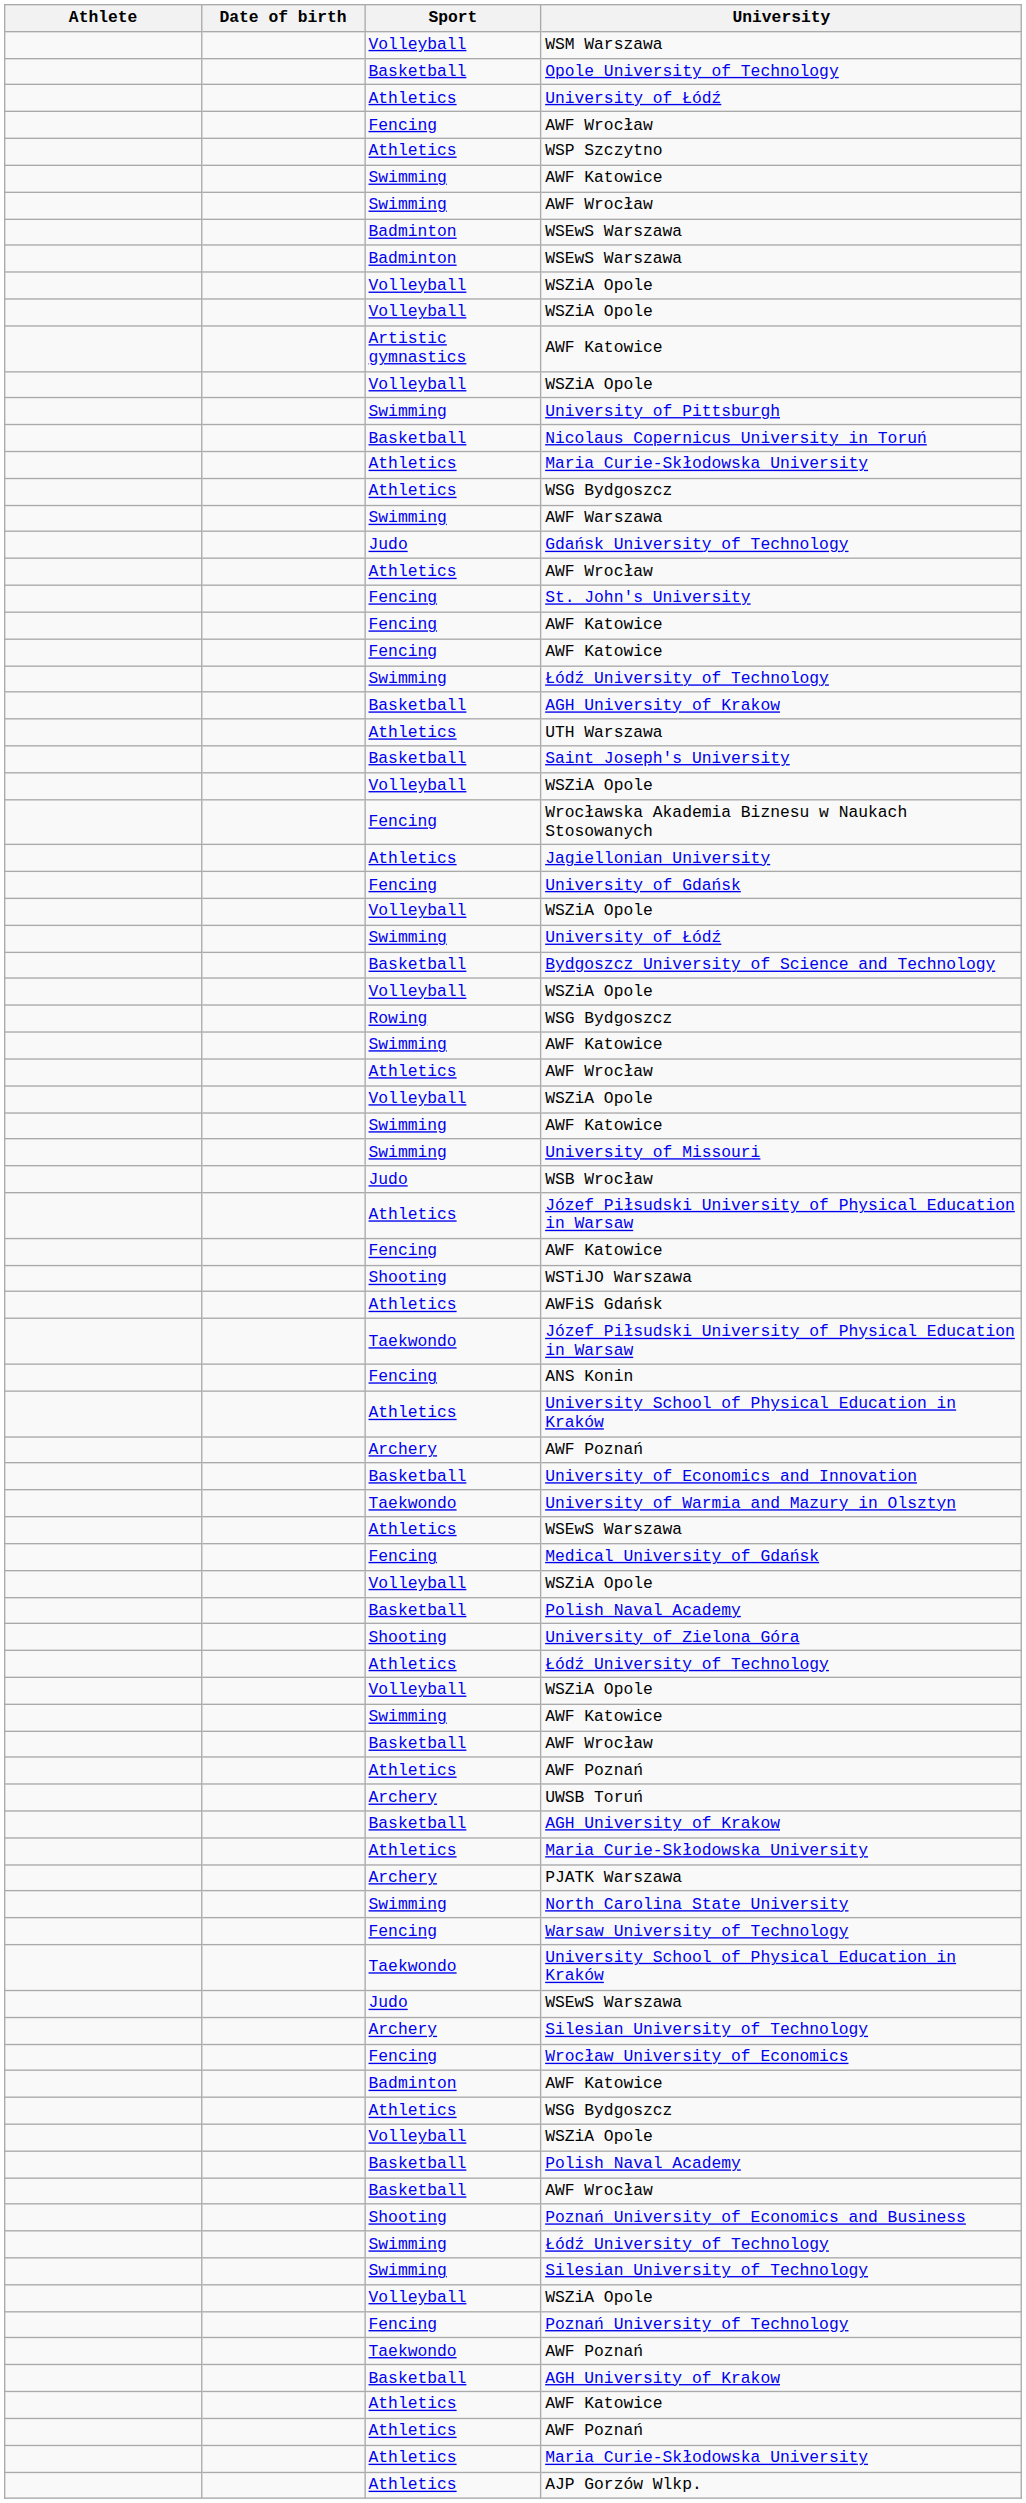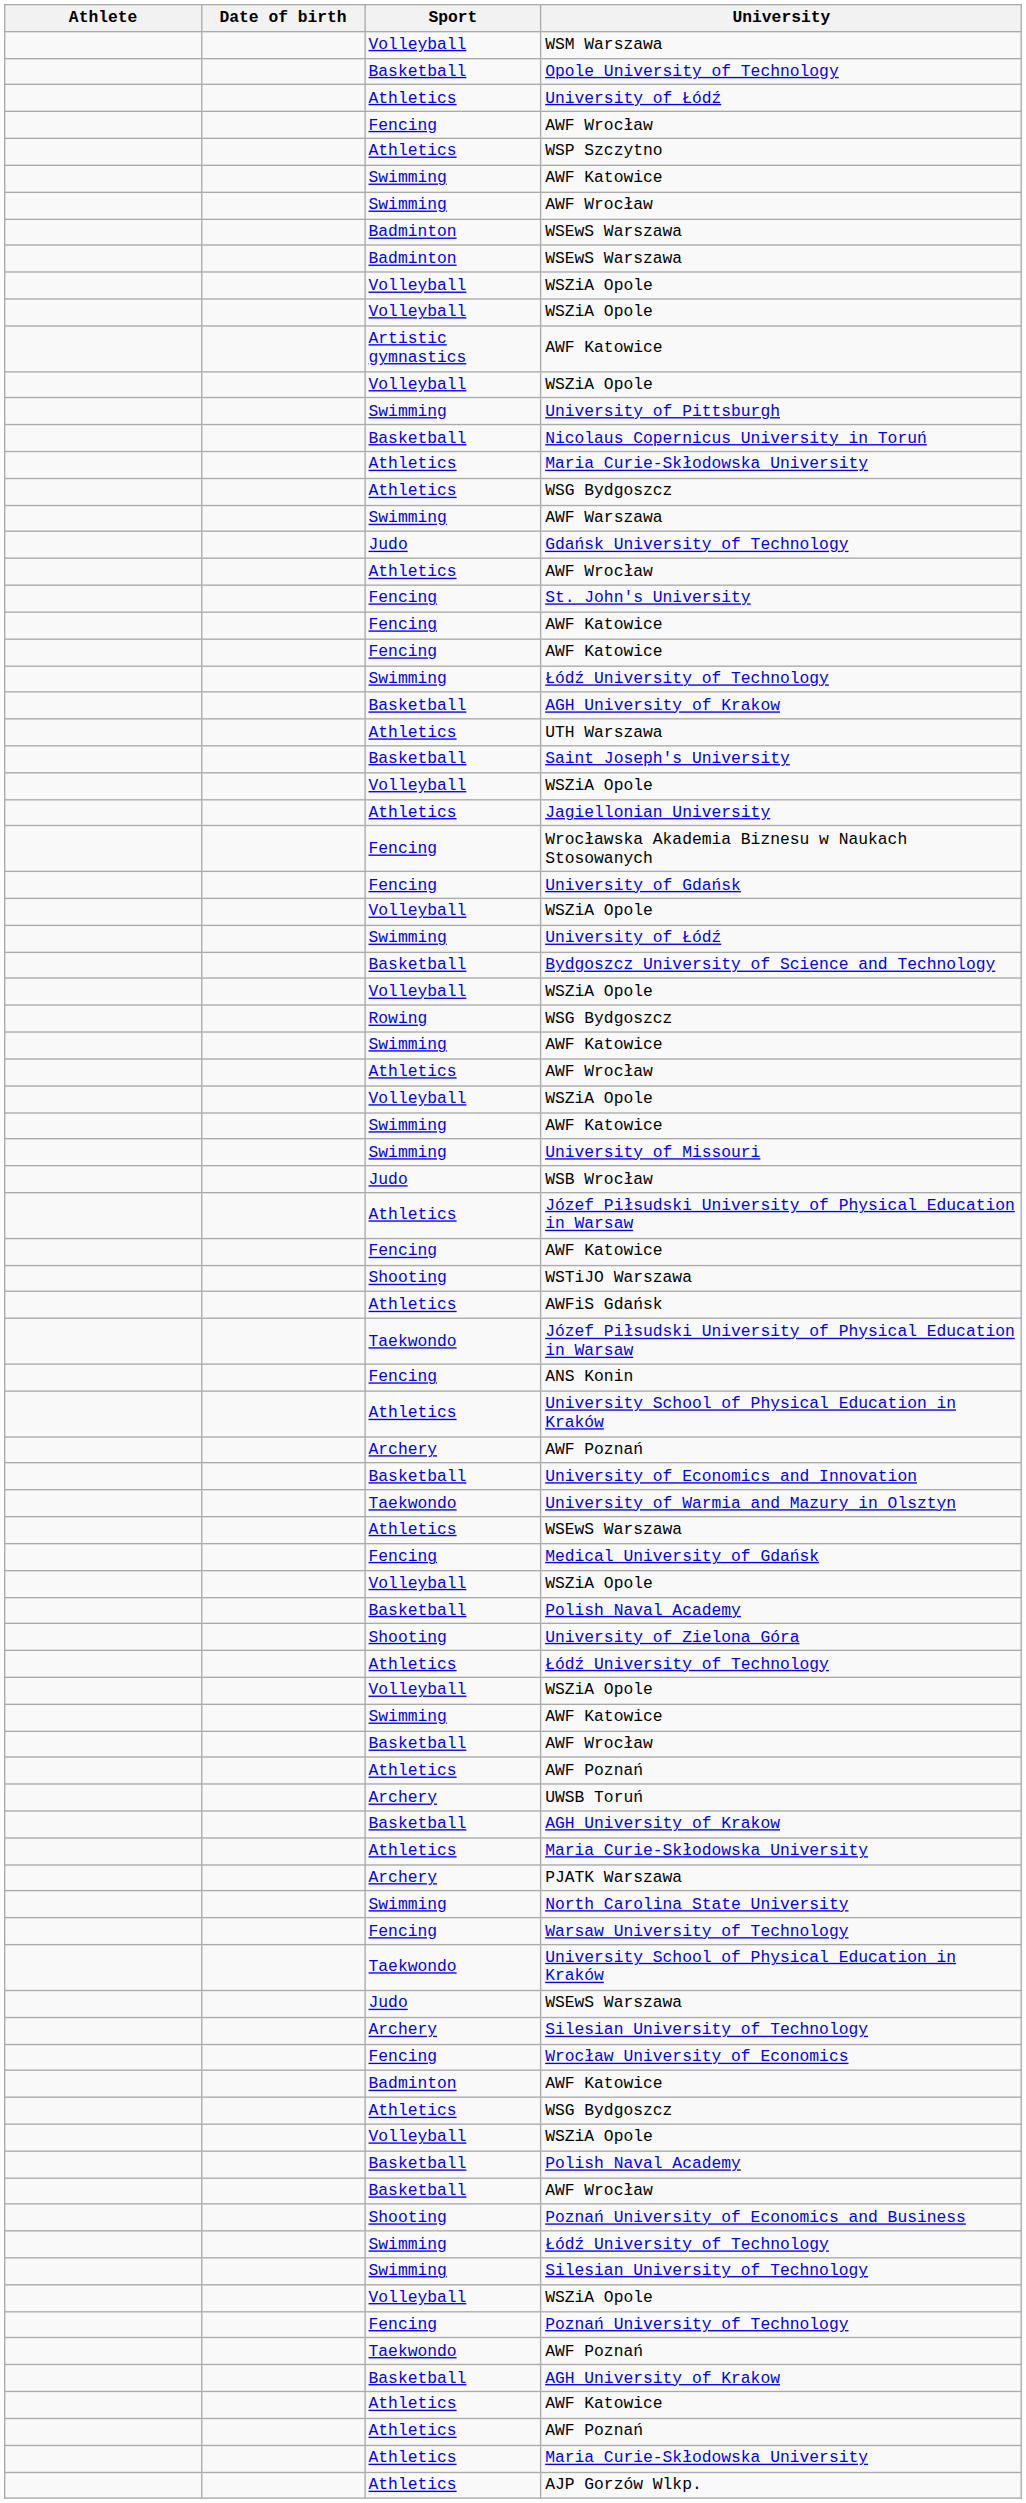rows swapped: (403, 822) <-> (413, 858)
